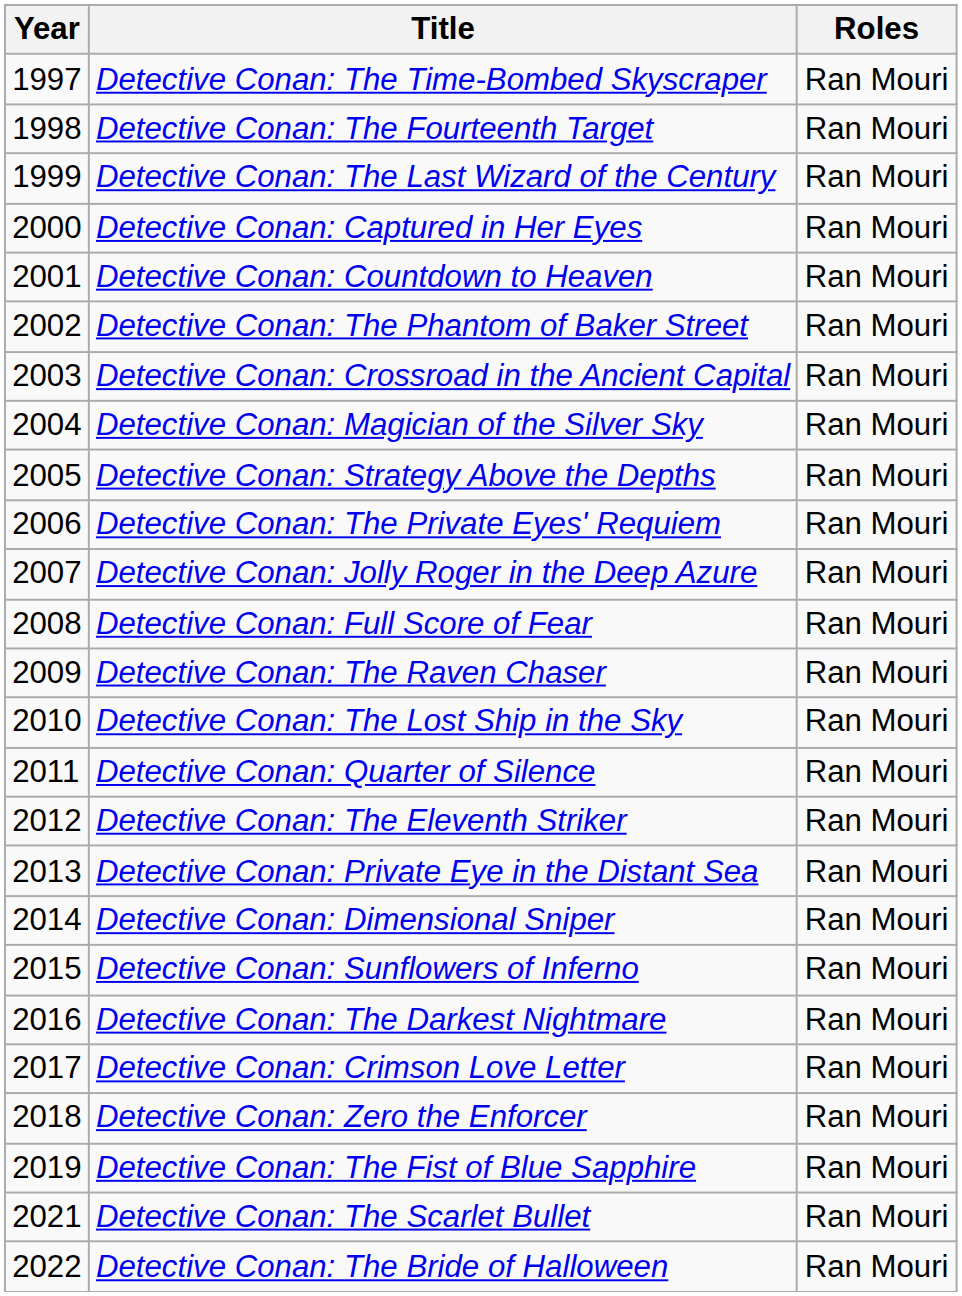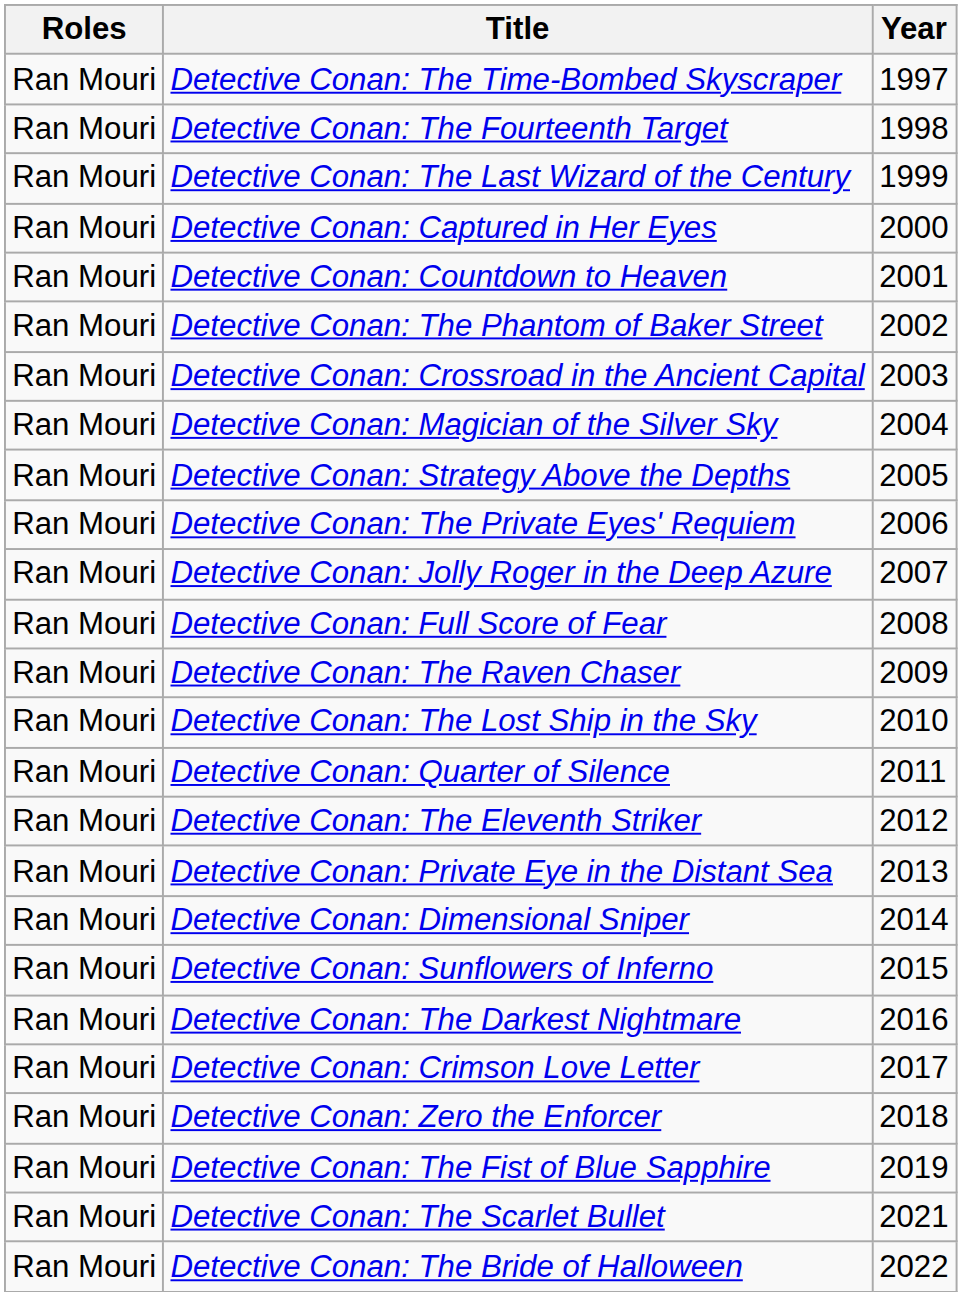columns swapped: (47, 29) <-> (877, 29)
